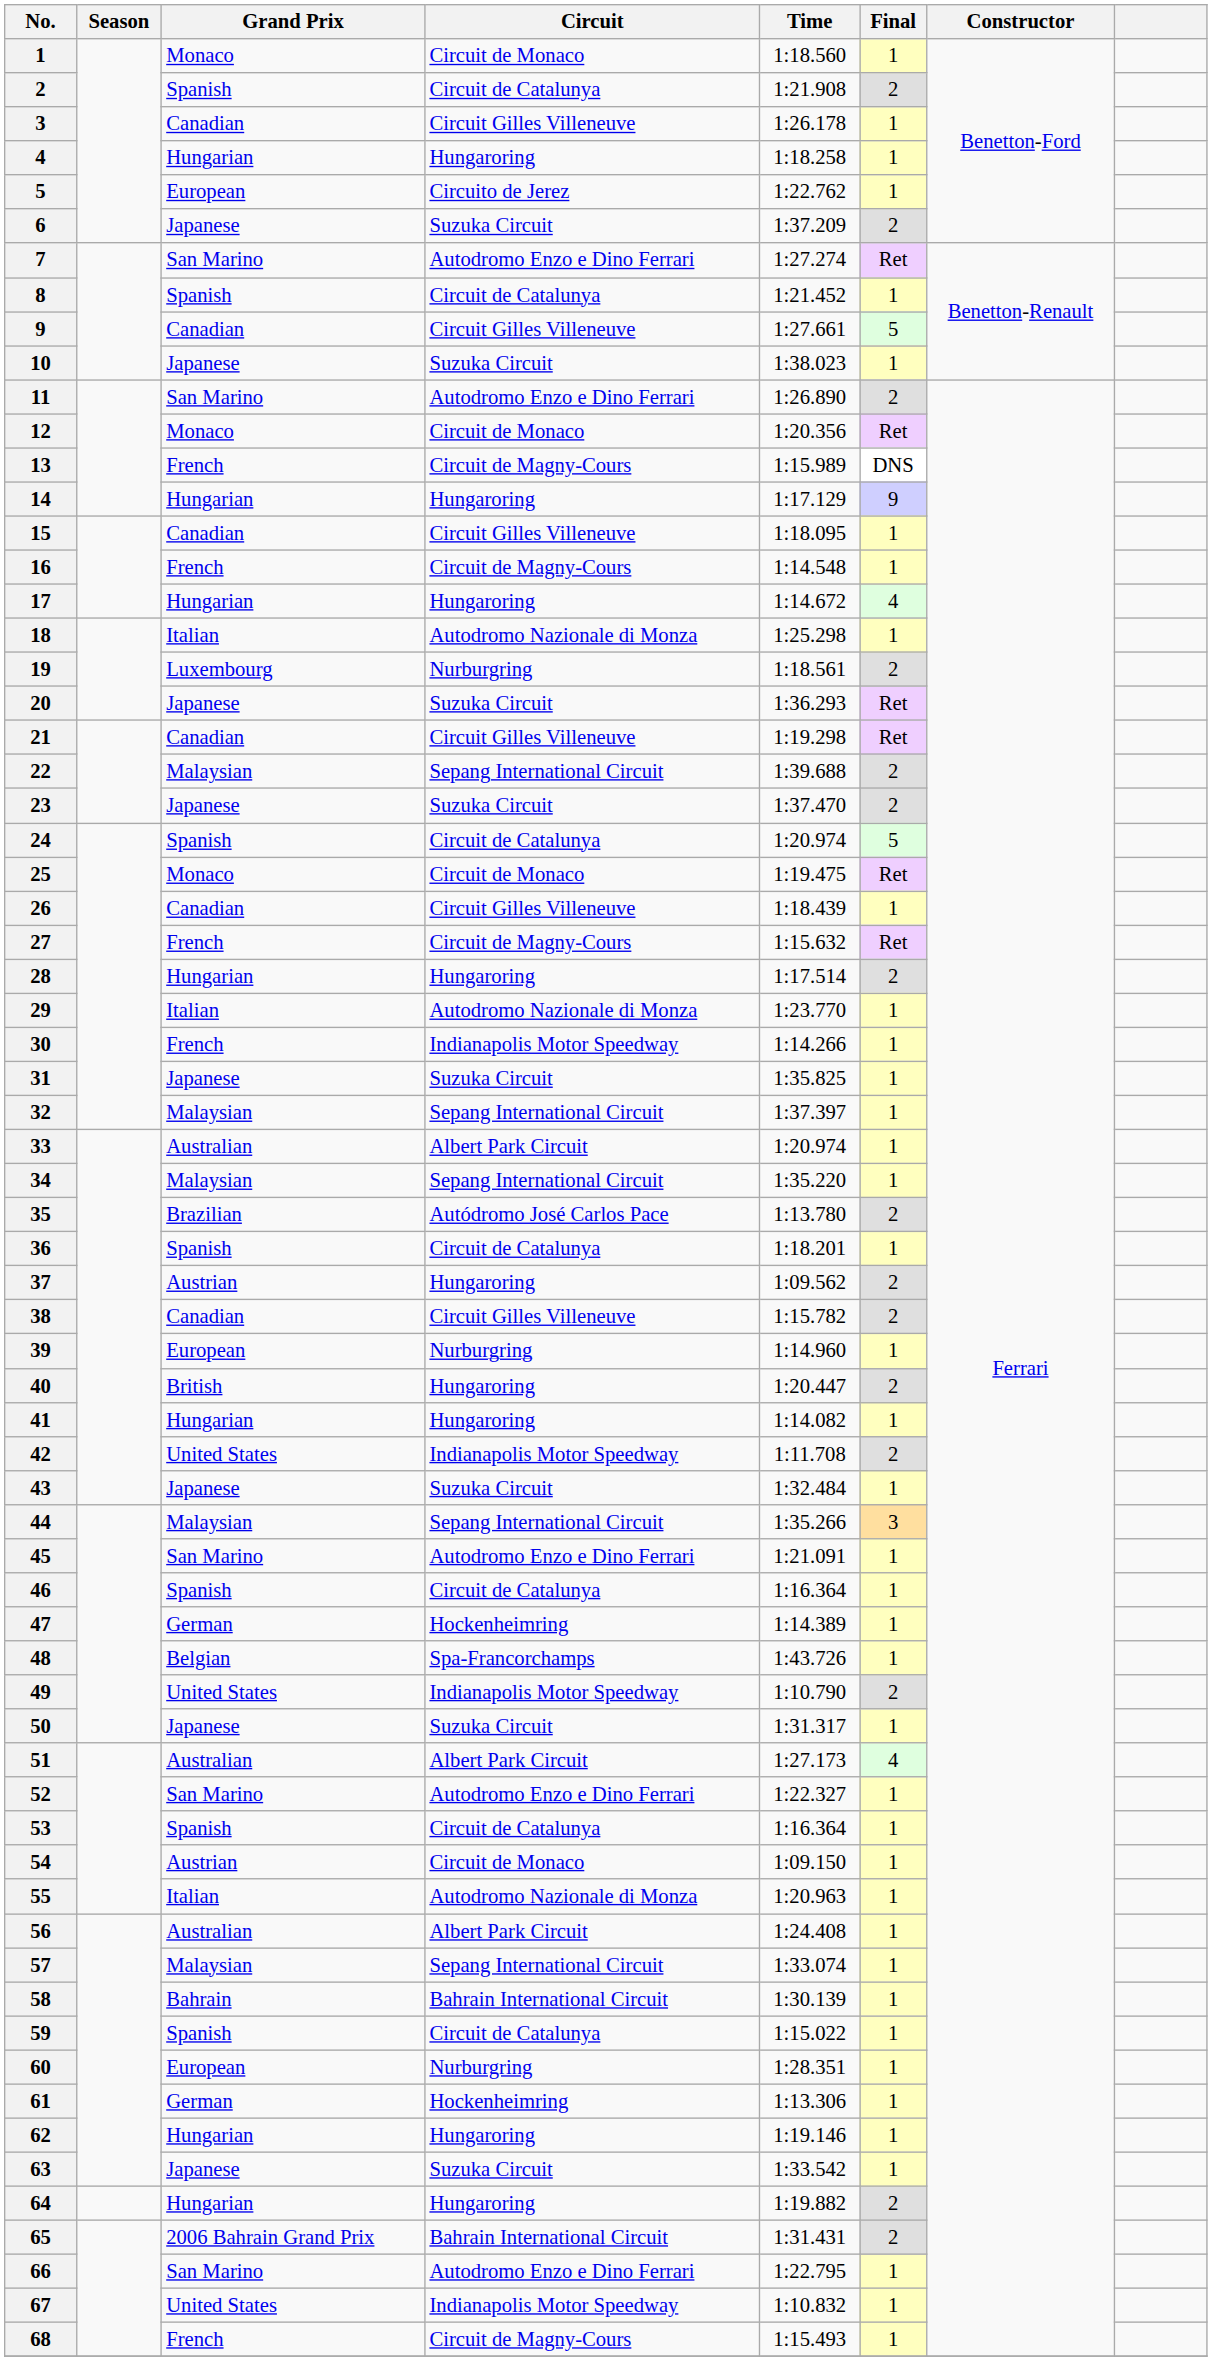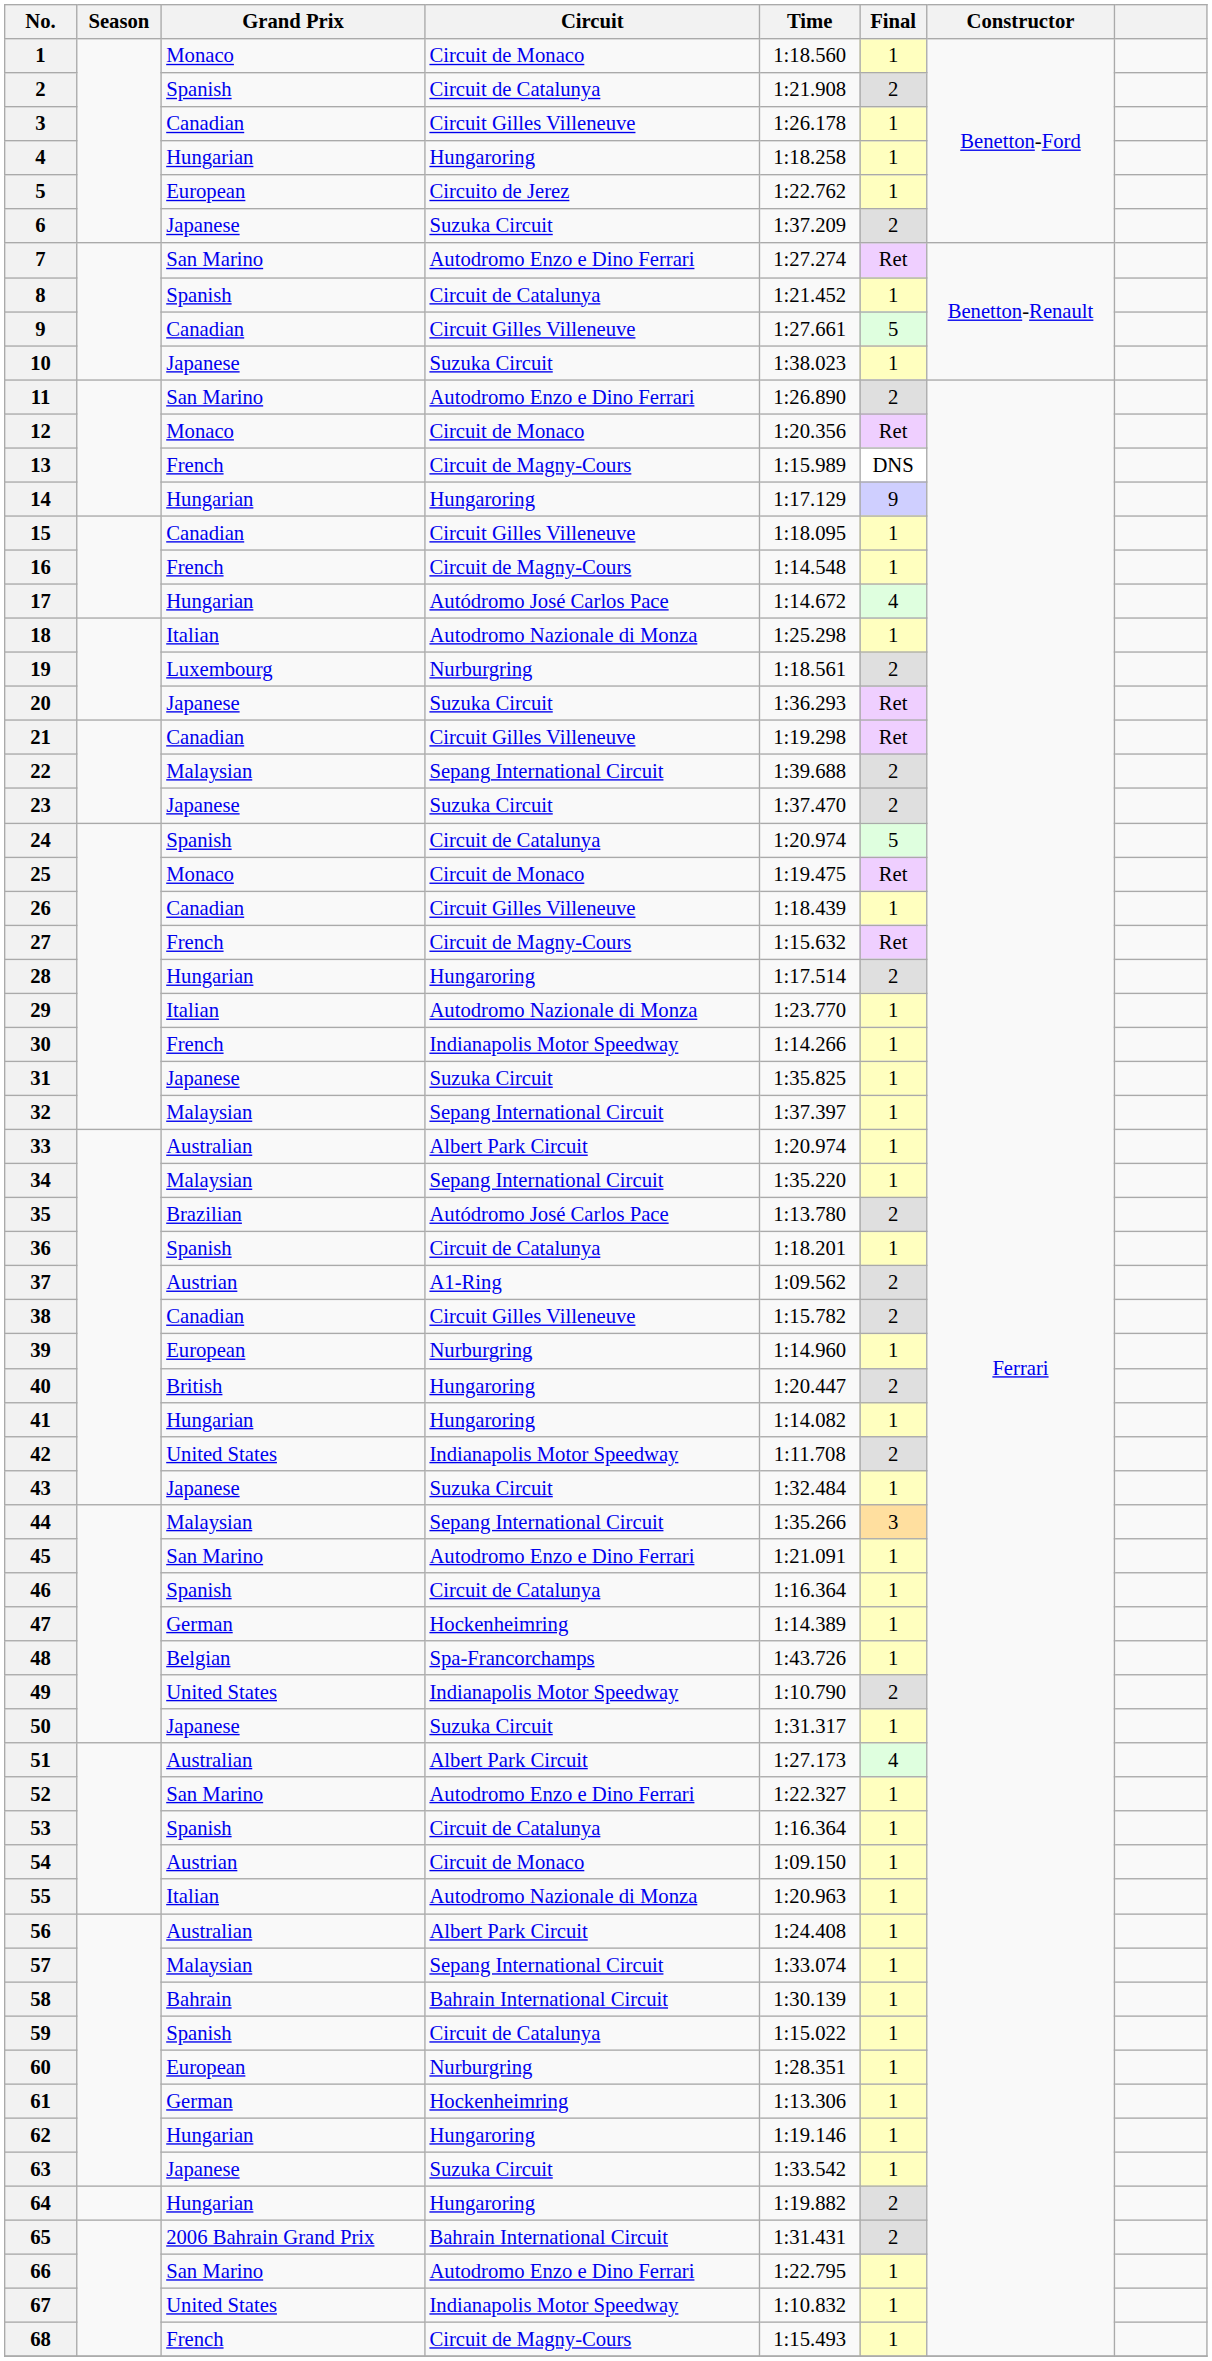(482, 601) Hungaroring -> (549, 601) Autódromo José Carlos Pace
(482, 1282) Hungaroring -> (466, 1282) A1-Ring
